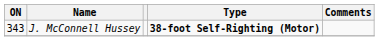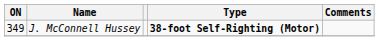(16, 28) 343 -> (16, 28) 349
